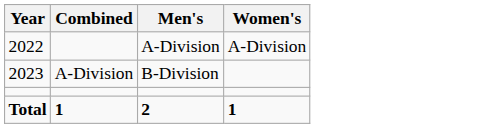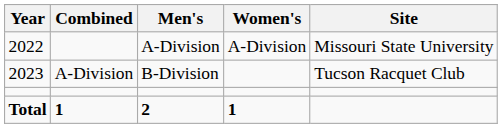+ column: (404, 18)
